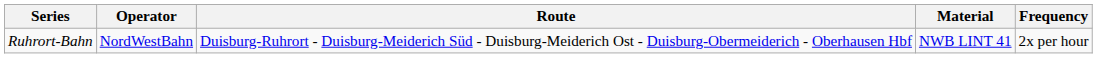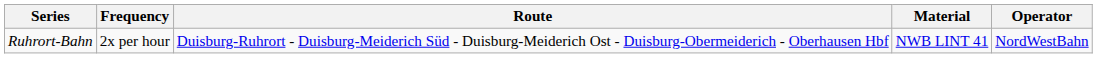columns swapped: (146, 16) <-> (1054, 16)
